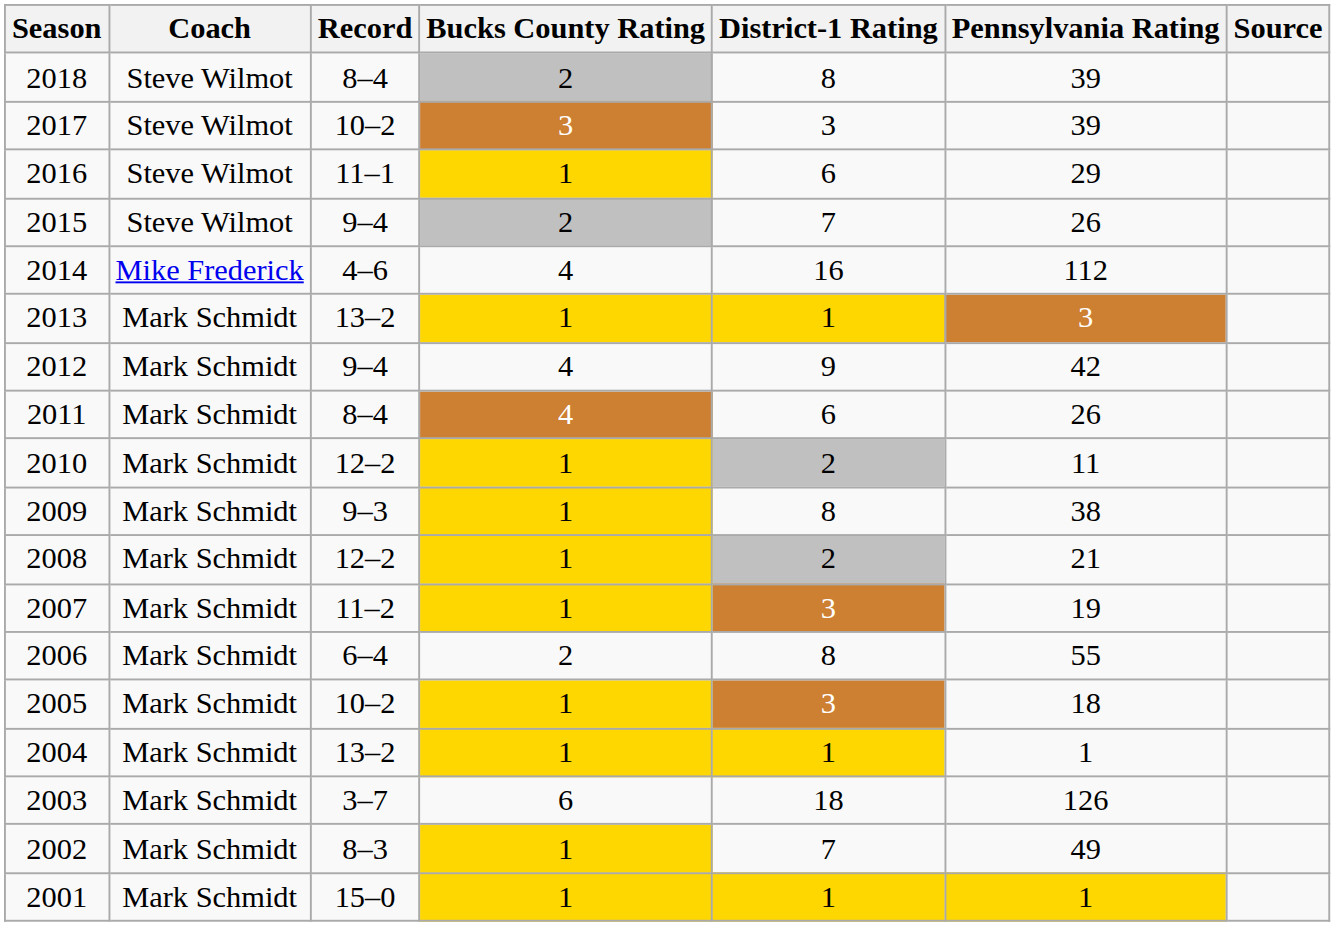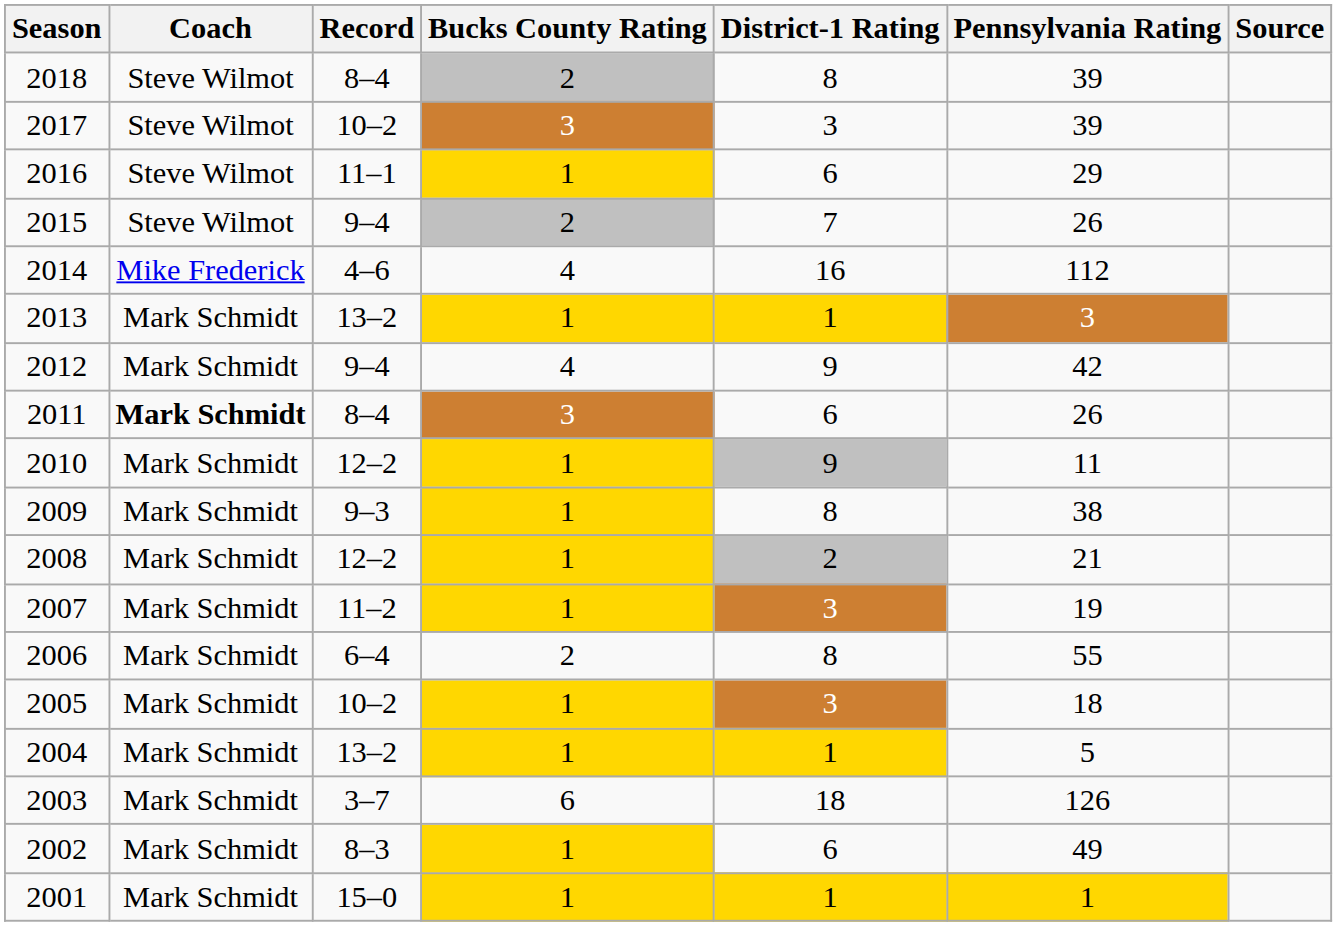(210, 414) normal -> (211, 414) bold
(566, 414) 4 -> (567, 414) 3
(828, 462) 2 -> (830, 462) 9
(1086, 751) 1 -> (1087, 751) 5
(828, 848) 7 -> (830, 848) 6
